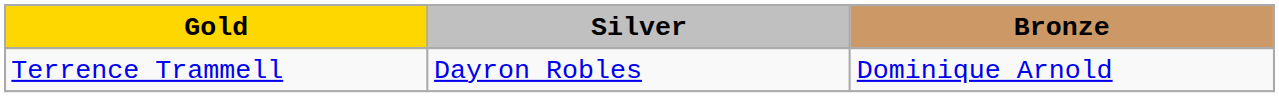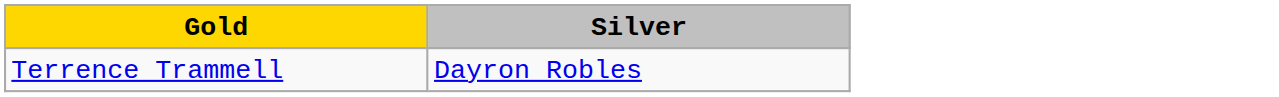- column: (1062, 27)
